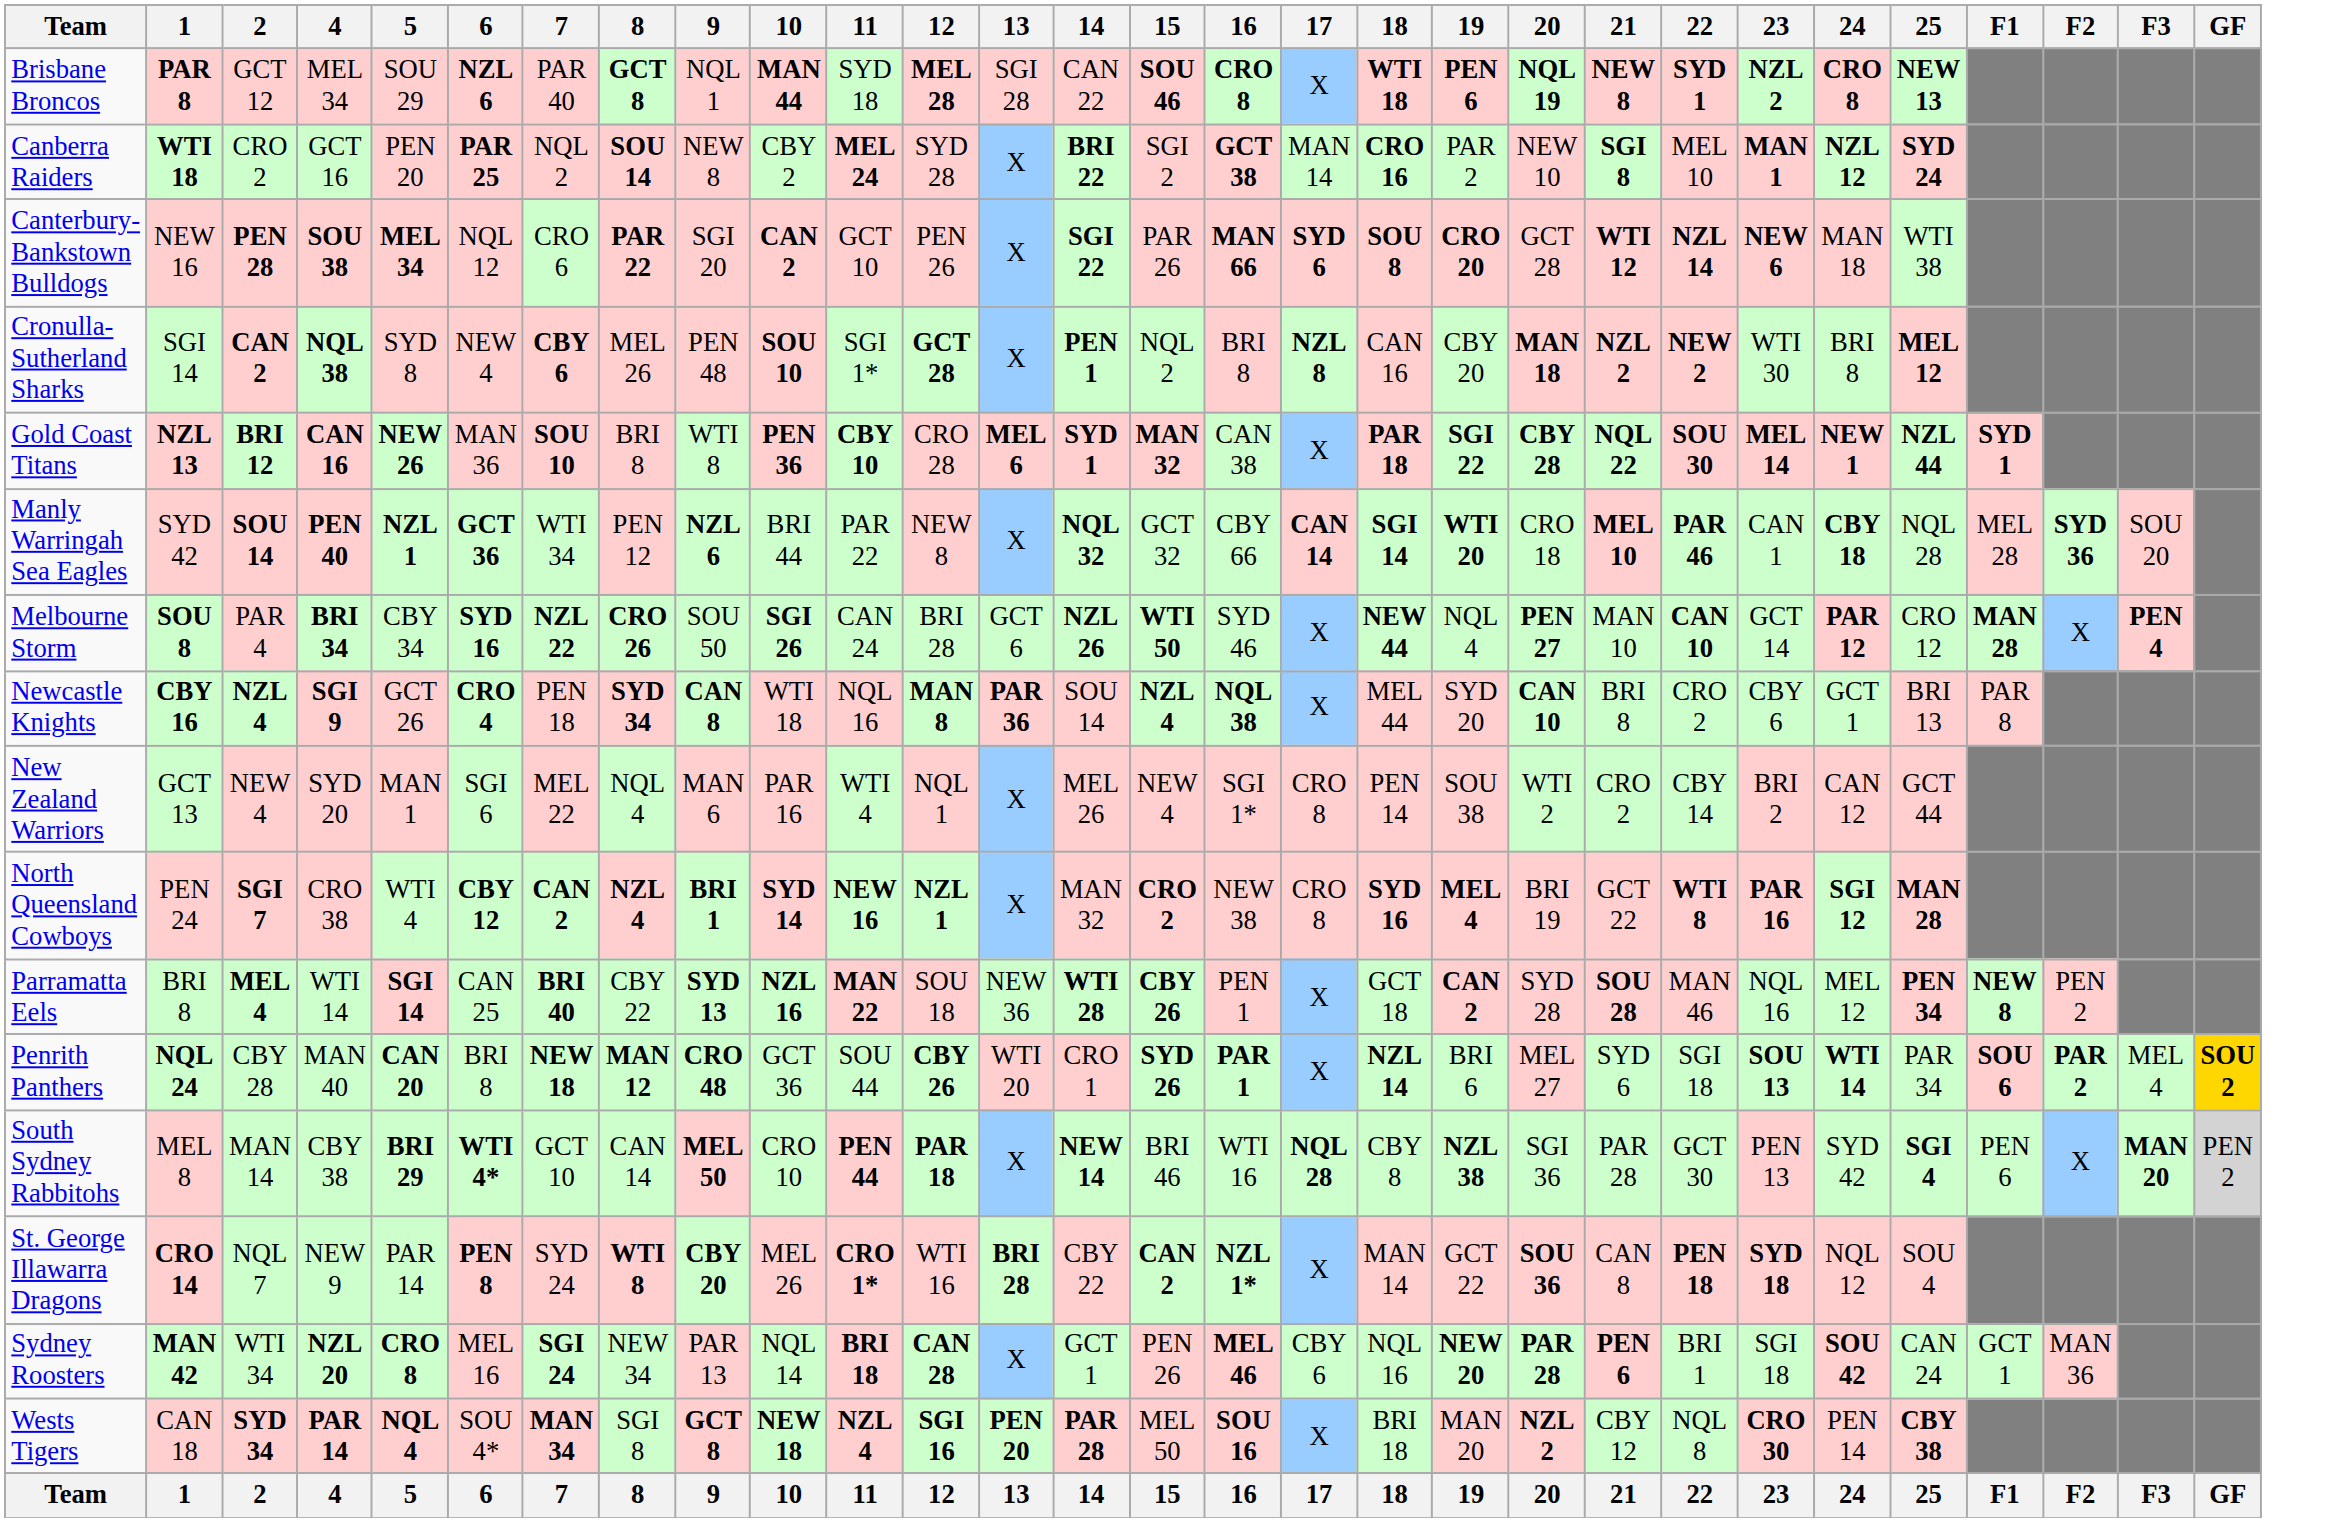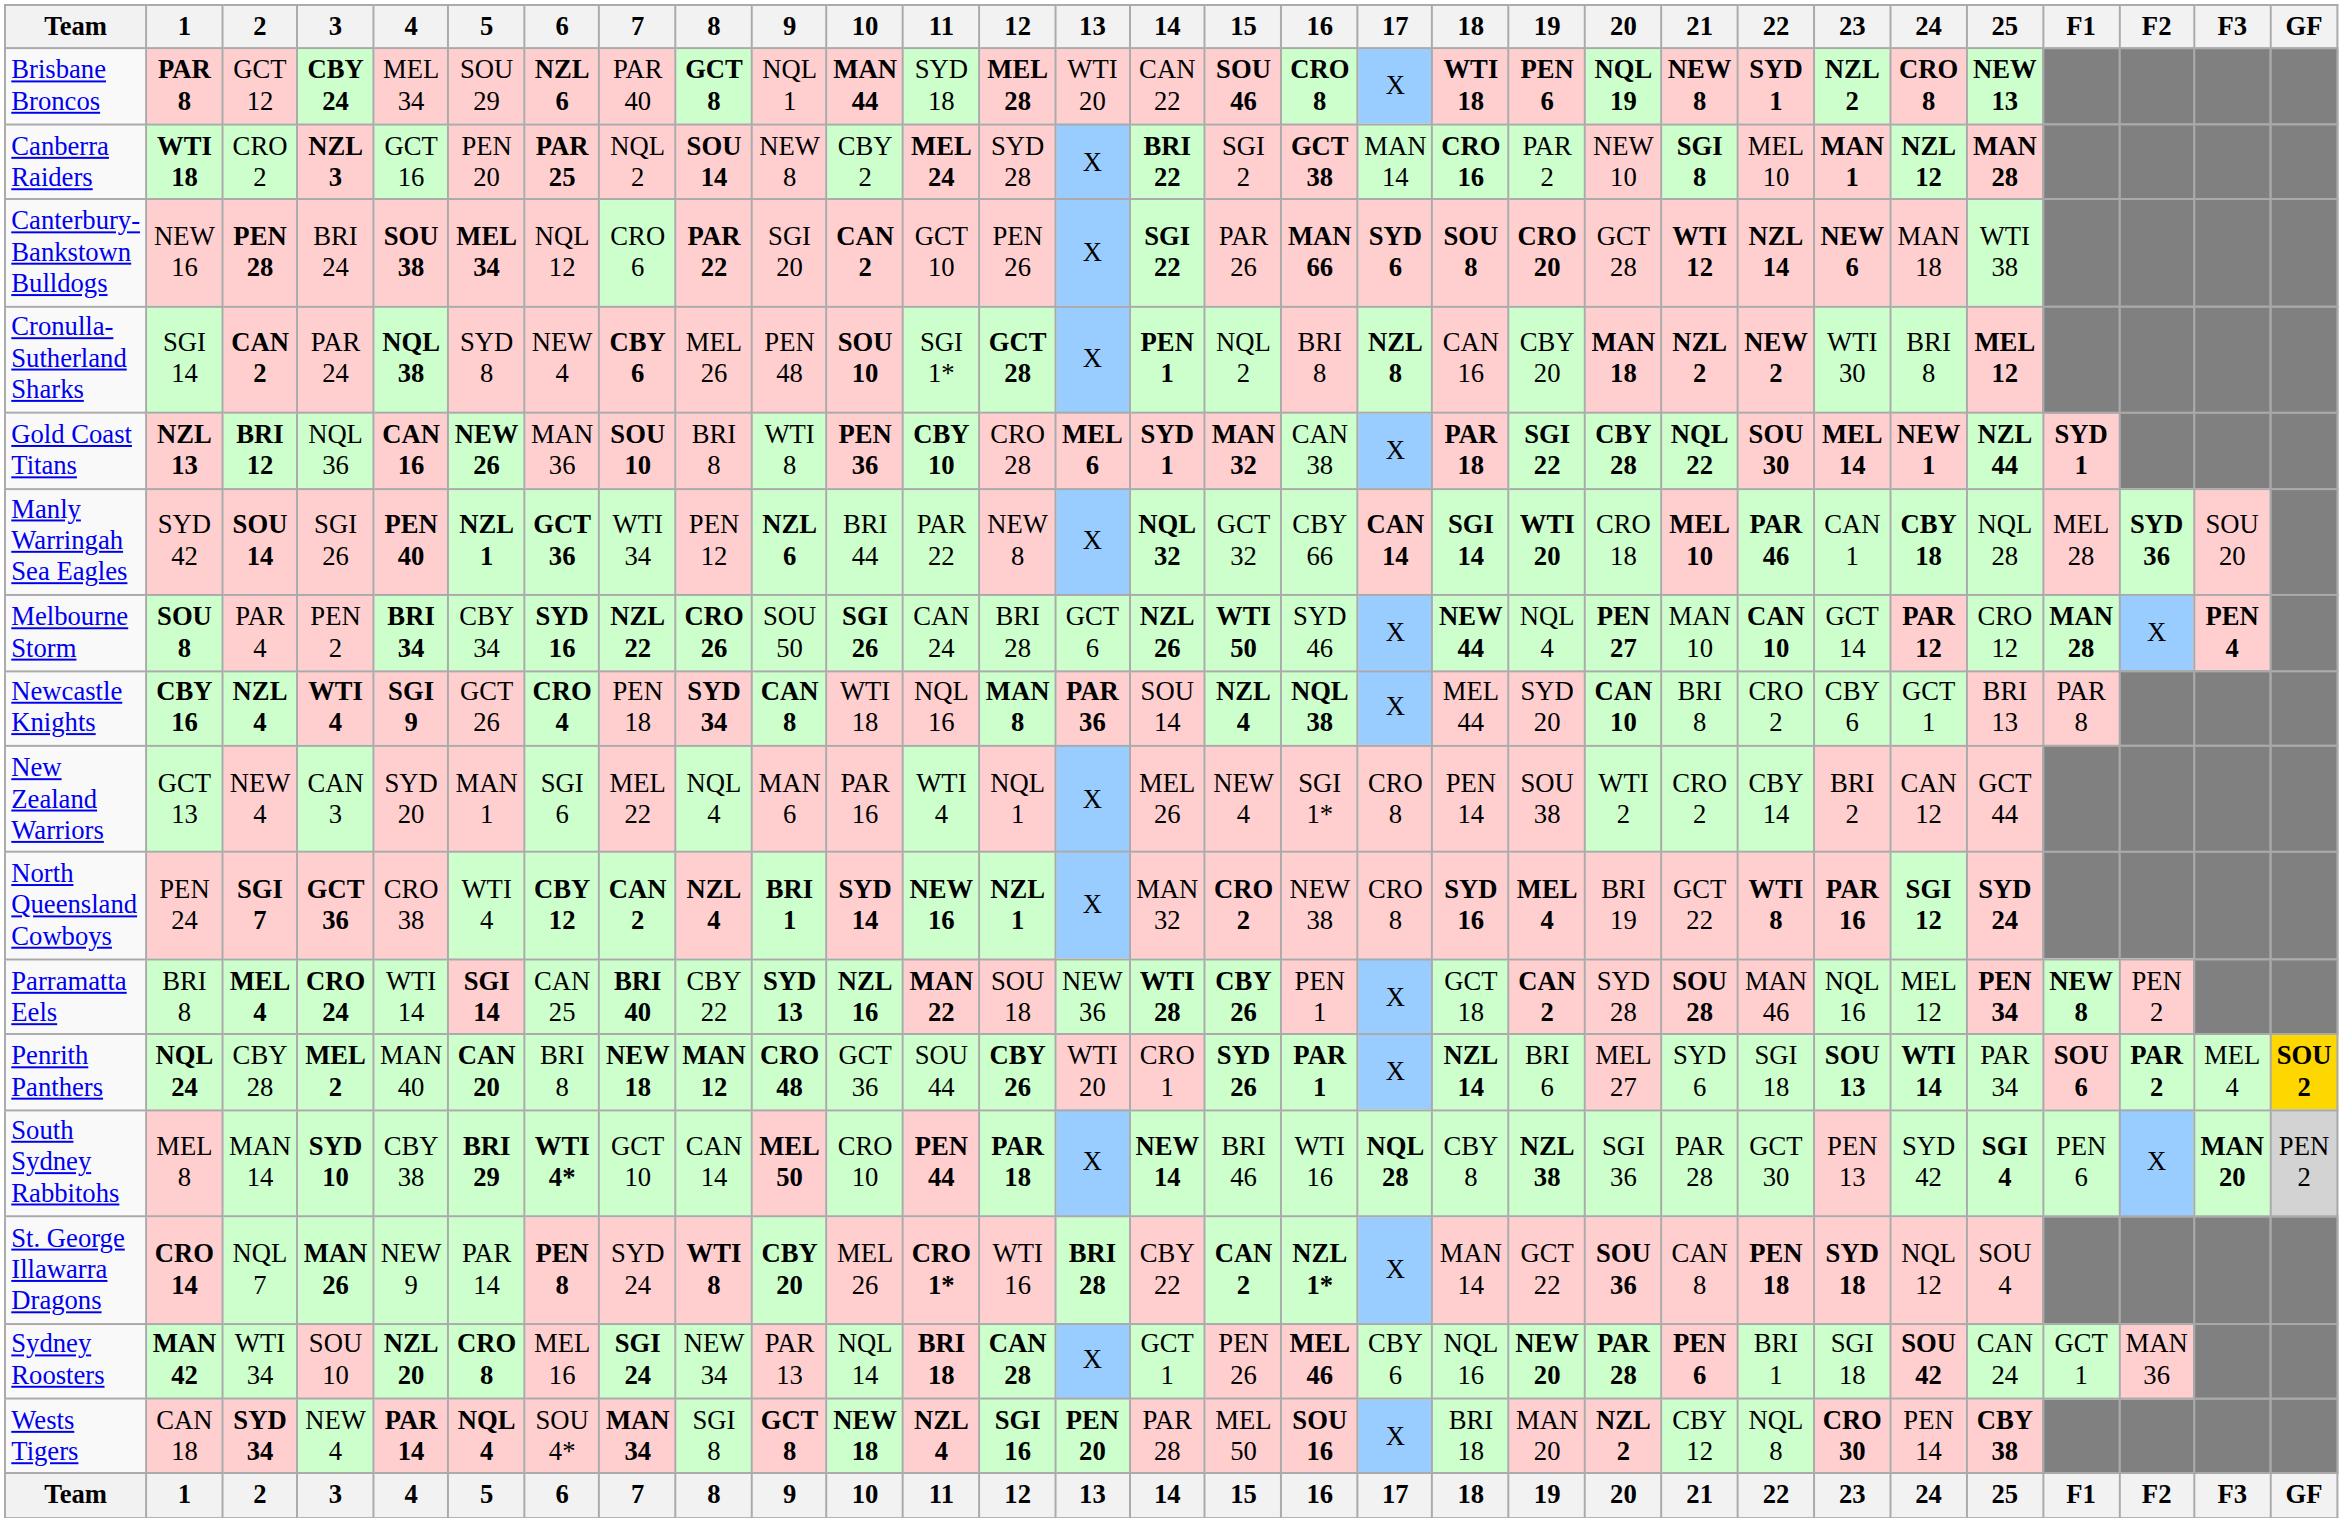+ column: (336, 26)
(1016, 85) SGI 28 -> (1092, 85) WTI 20
(1929, 161) SYD 24 -> (2005, 161) MAN 28
(1929, 904) MAN 28 -> (2005, 904) SYD 24
(1091, 1435) bold -> (1167, 1435) normal
